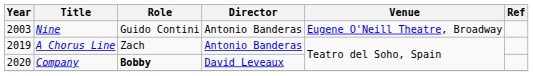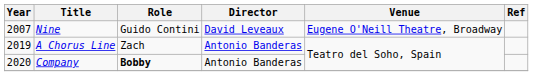(19, 29) 2003 -> (19, 29) 2007
(253, 29) Antonio Banderas -> (244, 29) David Leveaux
(244, 62) David Leveaux -> (253, 62) Antonio Banderas
